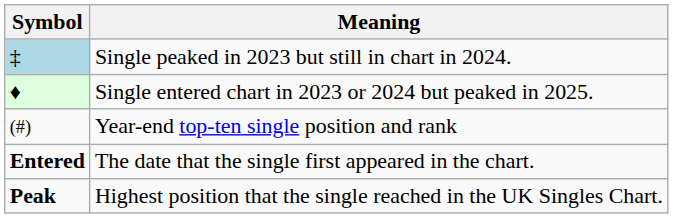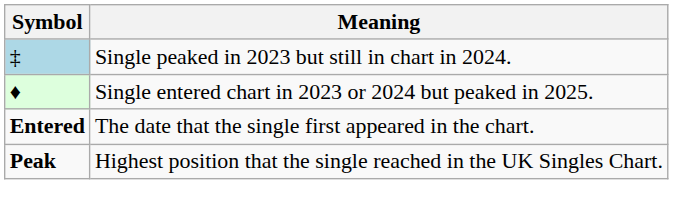- row: (276, 126)
